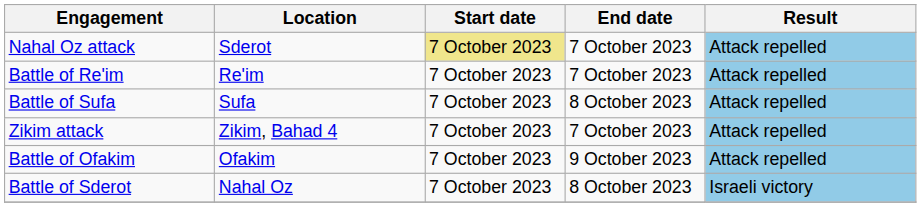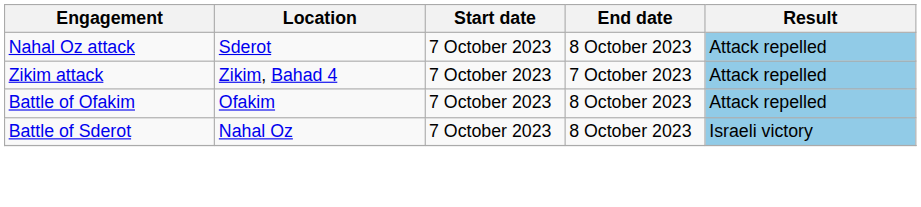(490, 46) khaki background -> (490, 46) no background
(630, 46) 7 October 2023 -> (630, 46) 8 October 2023
- row: (66, 74)
- row: (62, 103)
(630, 159) 9 October 2023 -> (630, 103) 8 October 2023
